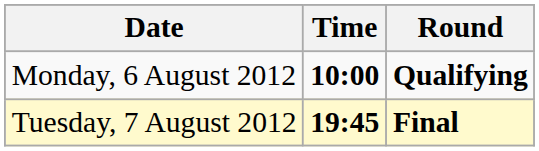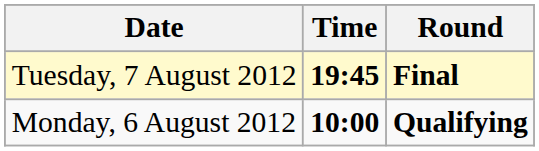rows swapped: (154, 74) <-> (154, 121)
